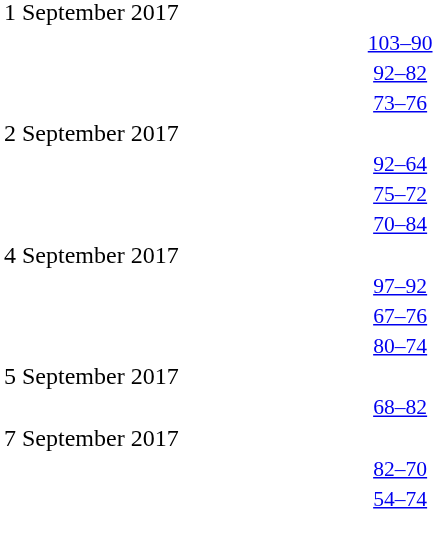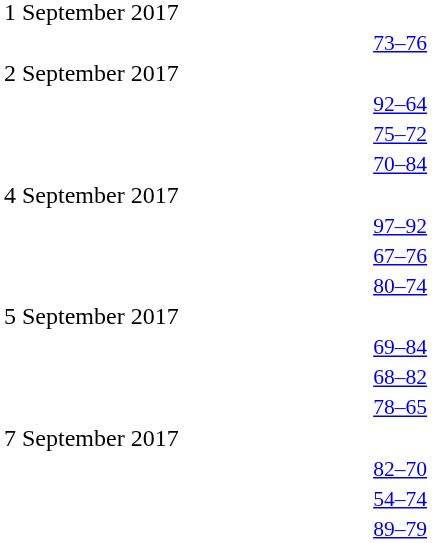- row: (167, 43)
- row: (167, 73)
+ row: (167, 347)
+ row: (167, 407)
+ row: (167, 529)
